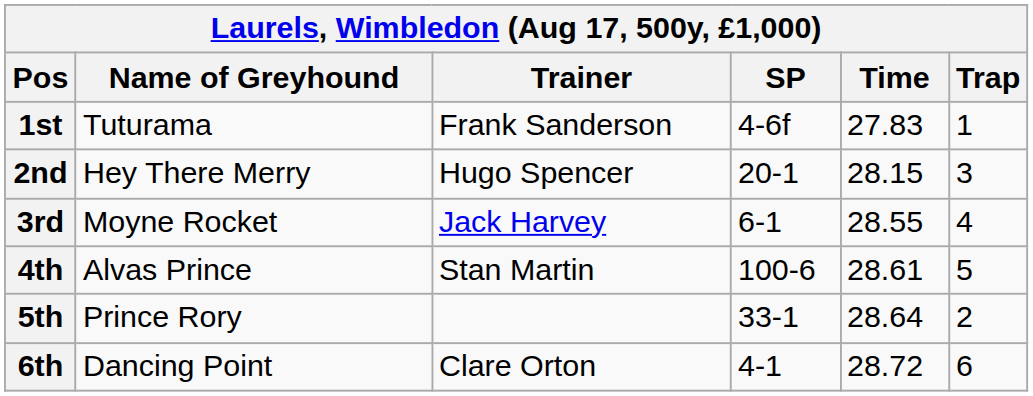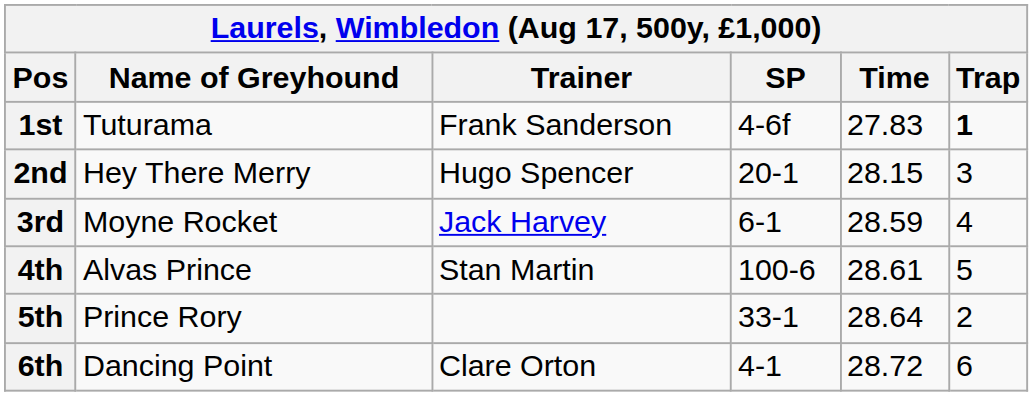(964, 125) normal -> (964, 125) bold
(885, 221) 28.55 -> (885, 221) 28.59
